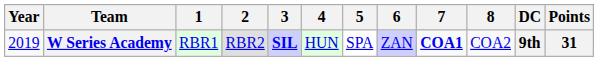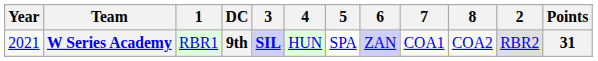columns swapped: (245, 16) <-> (530, 16)
(24, 42) 2019 -> (24, 42) 2021
(441, 42) bold -> (424, 42) normal
